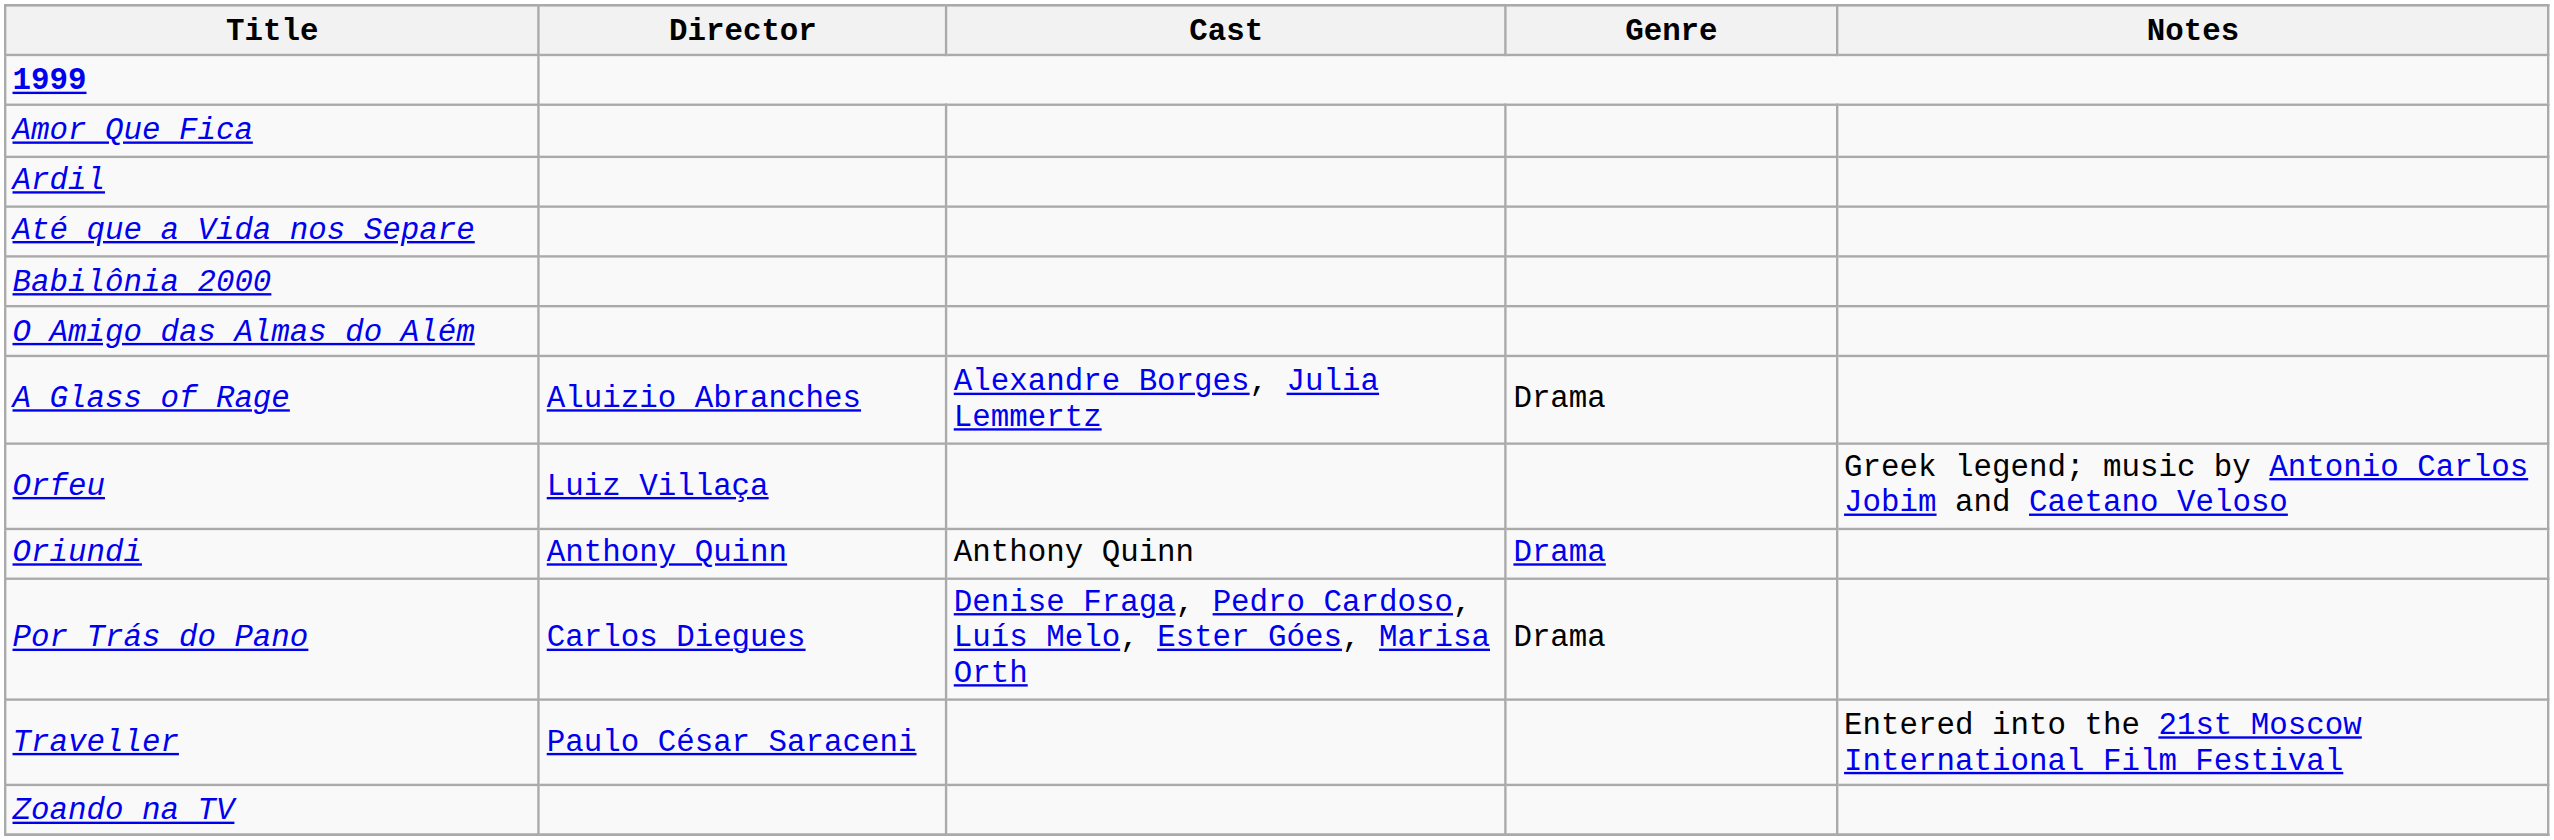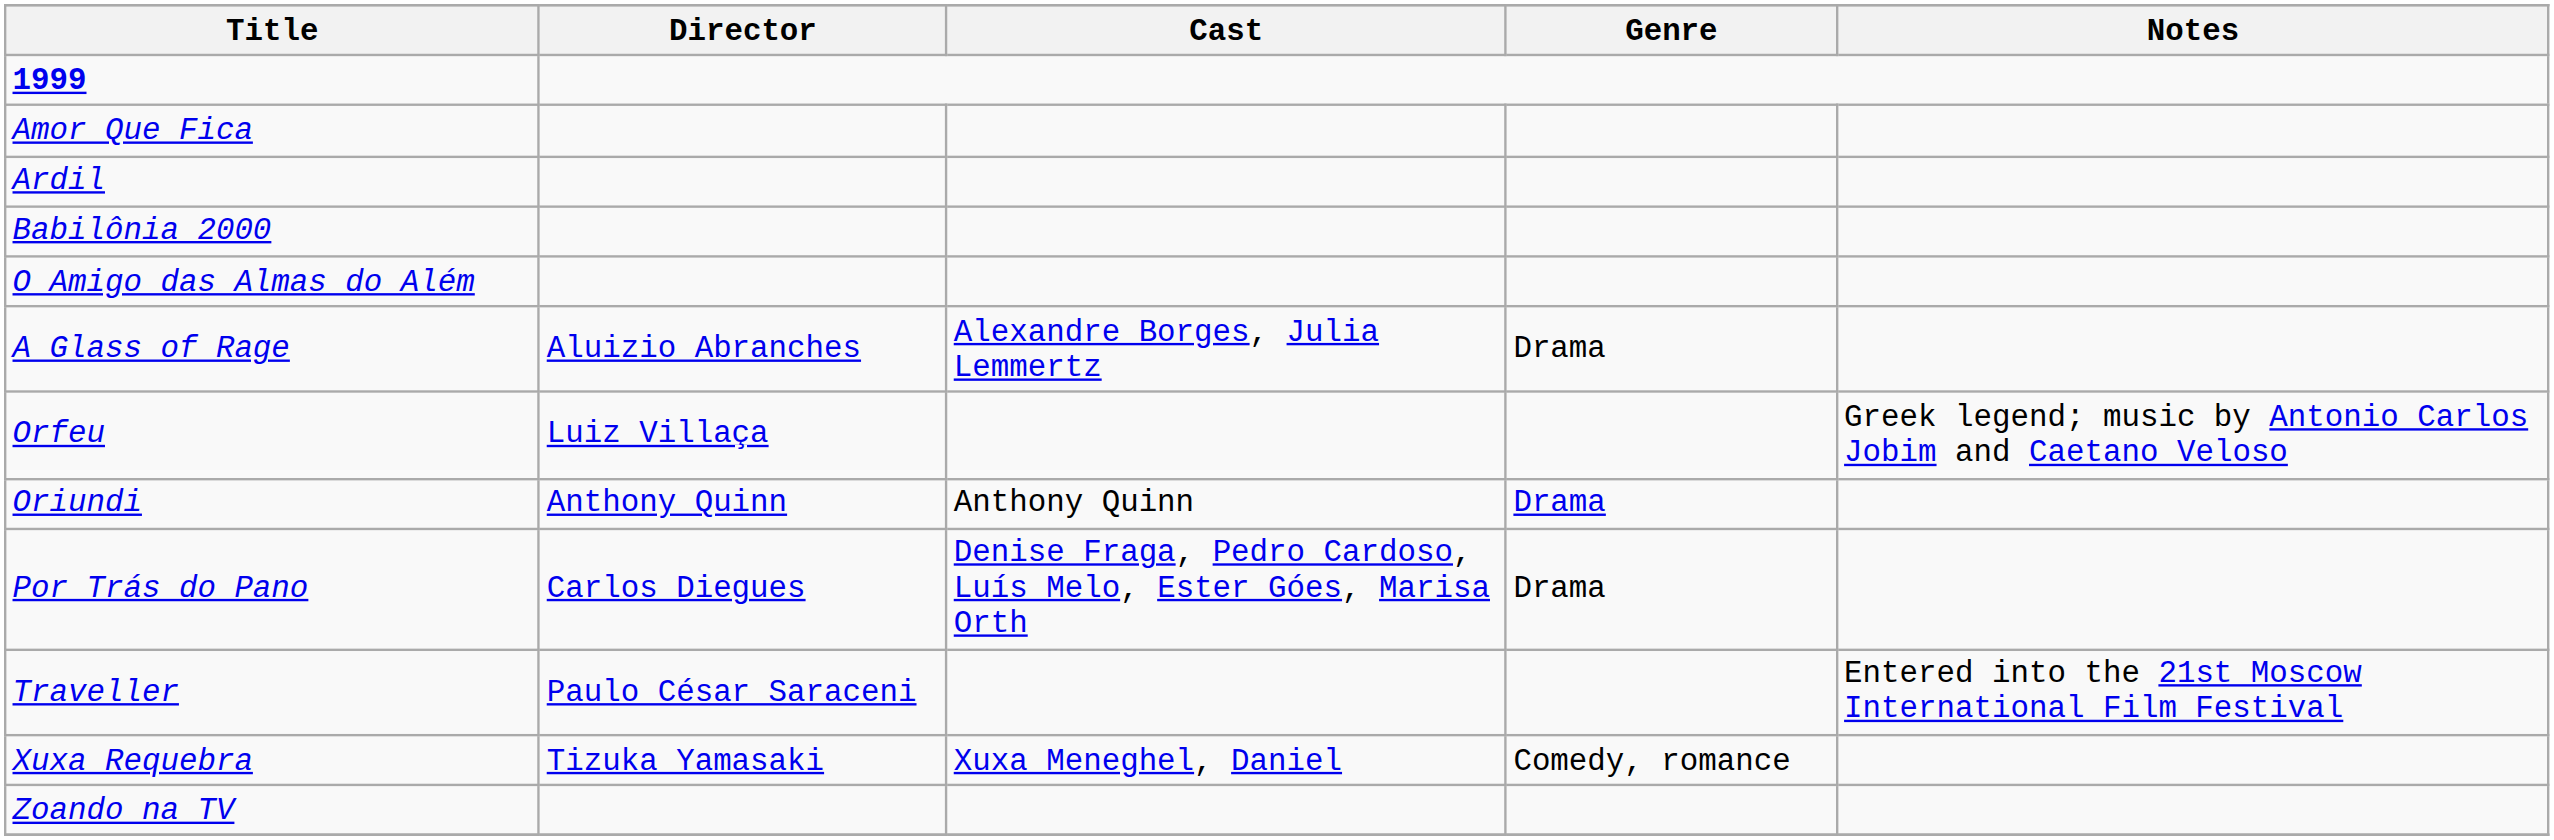- row: (244, 231)
+ row: (133, 760)
